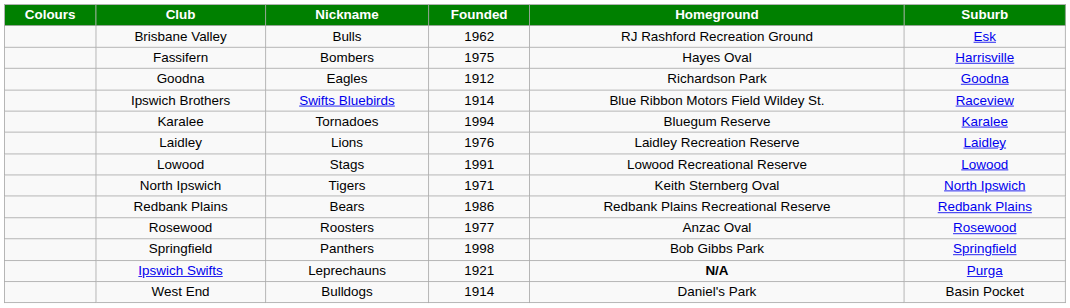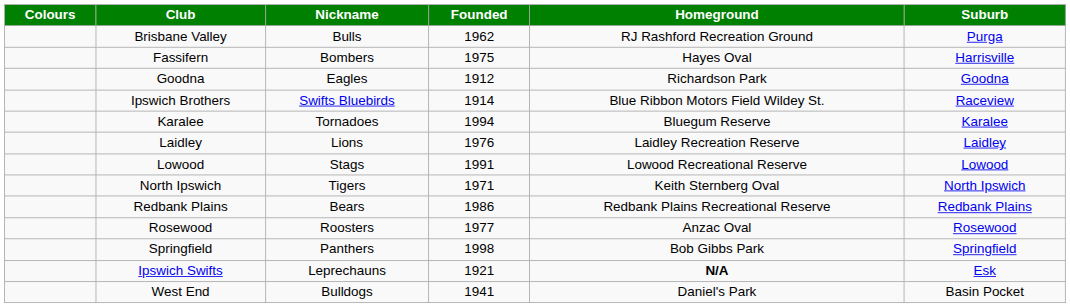(985, 36) Esk -> (985, 36) Purga
(985, 270) Purga -> (985, 270) Esk
(479, 292) 1914 -> (479, 292) 1941
